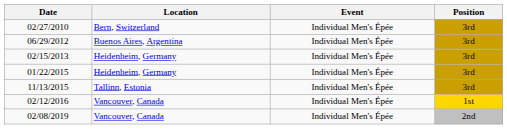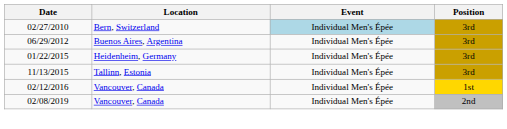(352, 27) no background -> (352, 27) lightblue background
- row: (48, 57)
